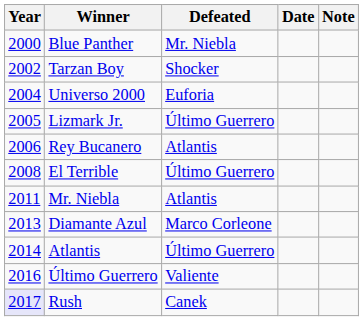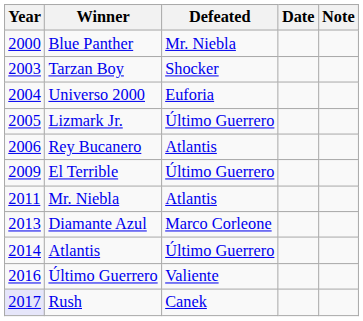(25, 69) 2002 -> (25, 69) 2003
(25, 172) 2008 -> (25, 172) 2009
